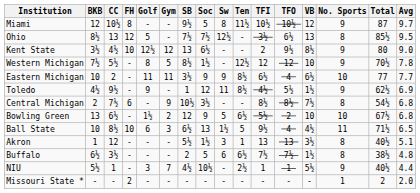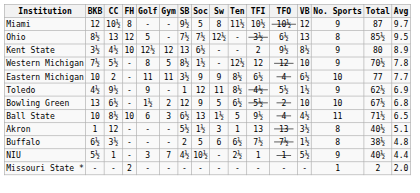(406, 50) 9.0 -> (401, 50) 8.9
- row: (45, 103)
